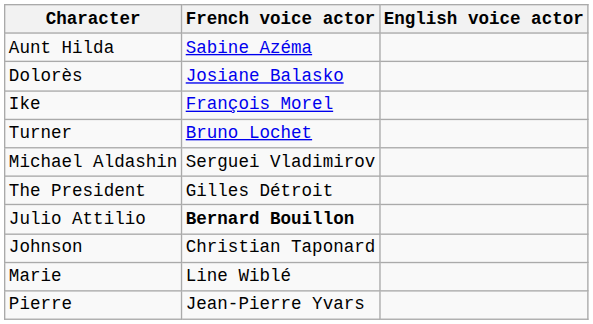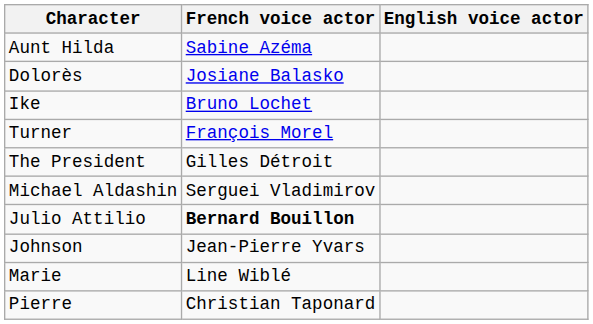(259, 105) François Morel -> (249, 105) Bruno Lochet
(249, 133) Bruno Lochet -> (259, 133) François Morel
rows swapped: (93, 162) <-> (77, 191)
(281, 248) Christian Taponard -> (275, 248) Jean-Pierre Yvars
(275, 305) Jean-Pierre Yvars -> (281, 305) Christian Taponard
